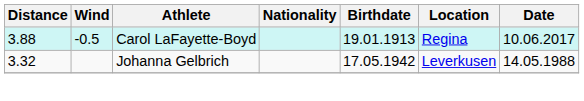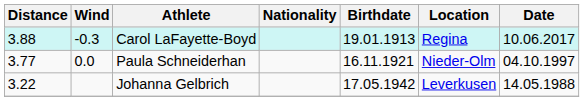(87, 38) -0.5 -> (87, 38) -0.3
+ row: (181, 61)
(22, 61) 3.32 -> (22, 84) 3.22
